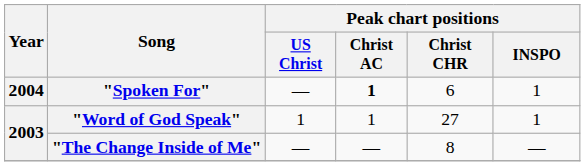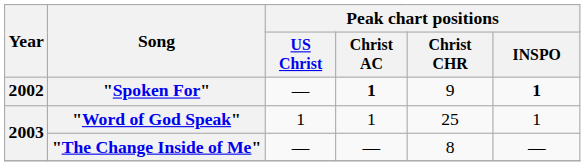(26, 91) 2004 -> (26, 91) 2002
(450, 91) 6 -> (450, 91) 9
(537, 91) normal -> (537, 91) bold
(450, 119) 27 -> (450, 119) 25
